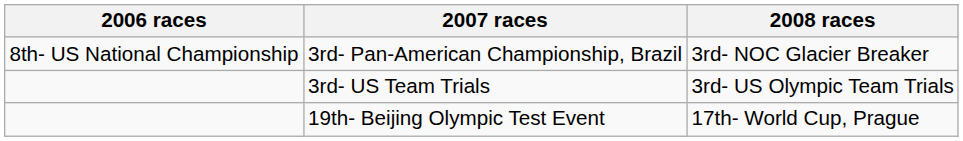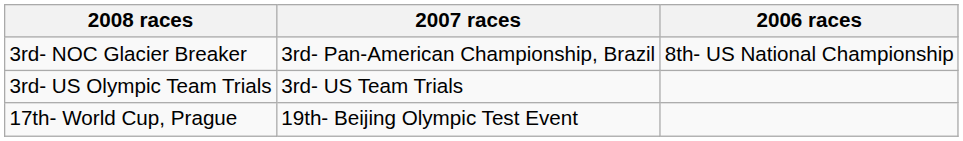columns swapped: (154, 20) <-> (823, 20)
